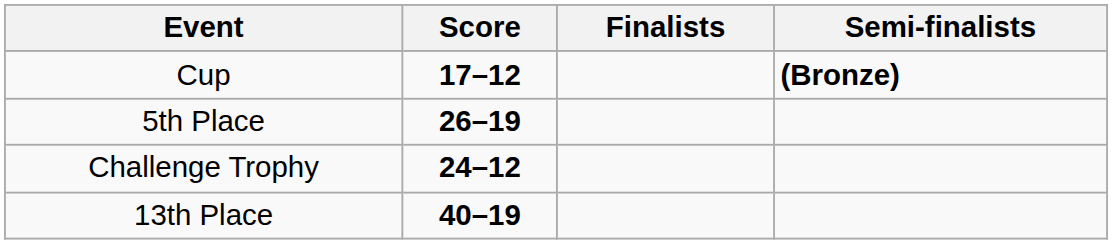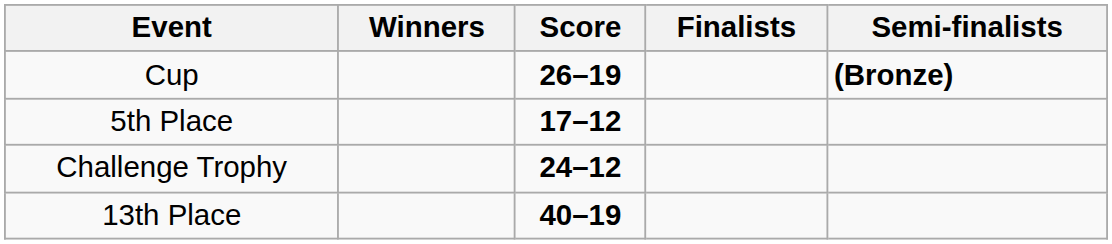+ column: (427, 27)
(480, 74) 17–12 -> (580, 74) 26–19
(480, 121) 26–19 -> (580, 121) 17–12
